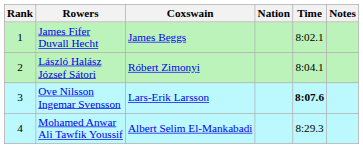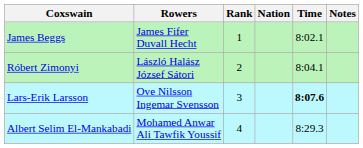columns swapped: (20, 13) <-> (190, 13)
